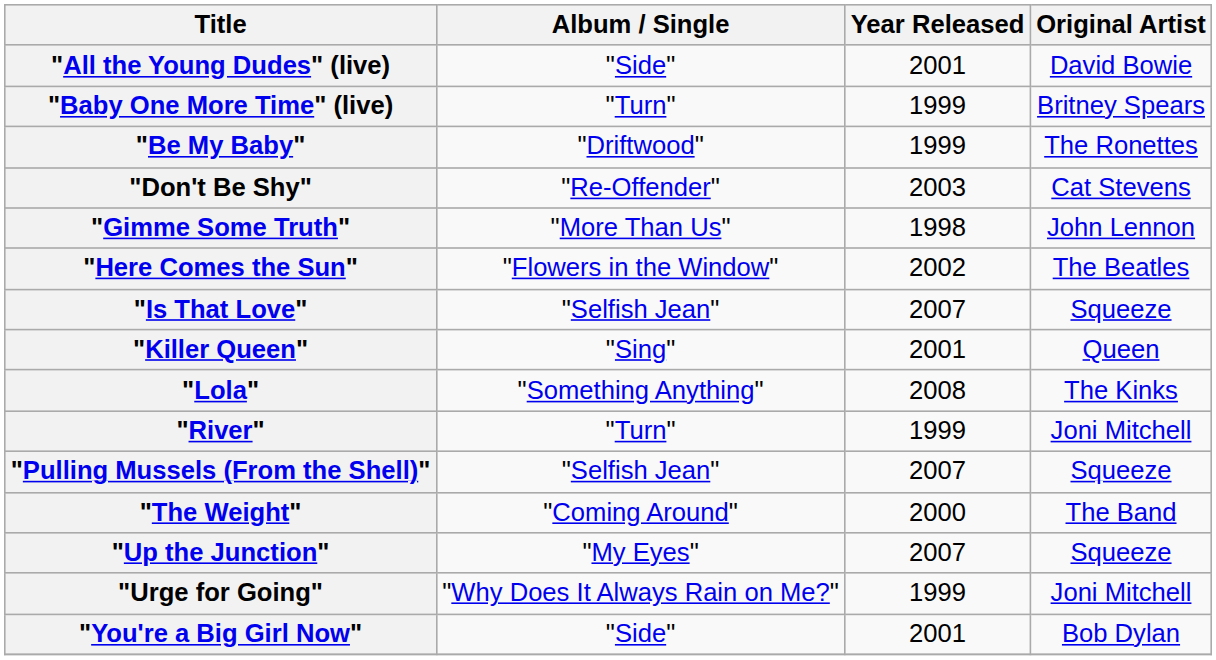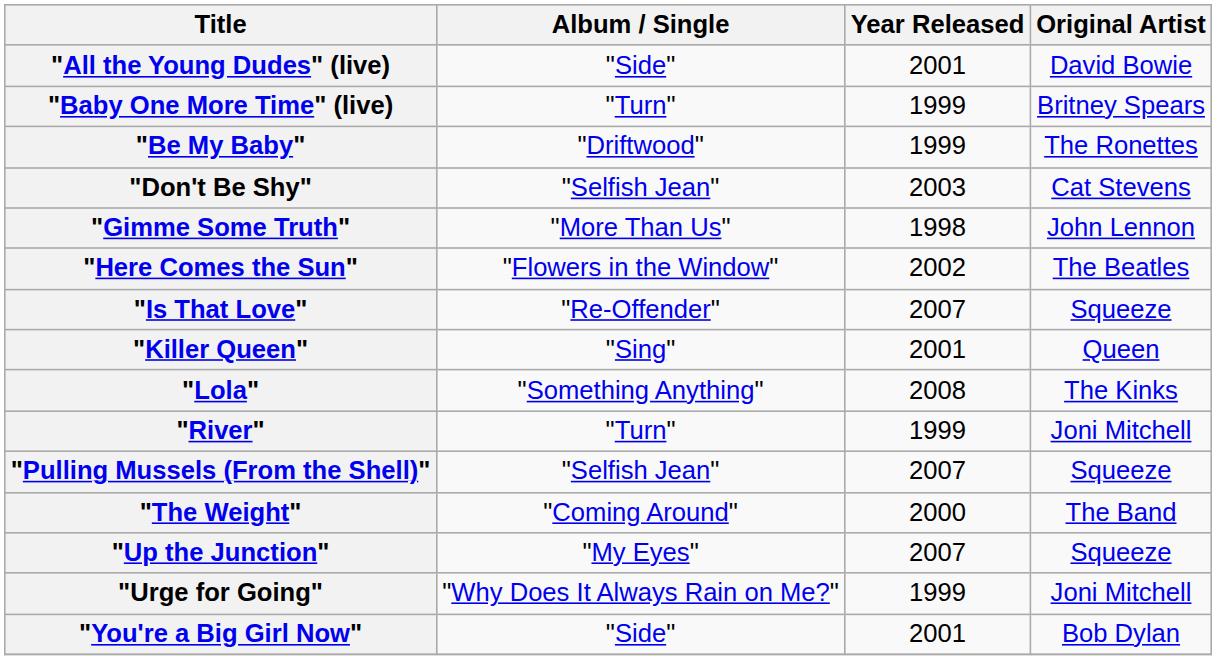(641, 187) "Re-Offender" -> (641, 187) "Selfish Jean"
(641, 308) "Selfish Jean" -> (641, 308) "Re-Offender"
